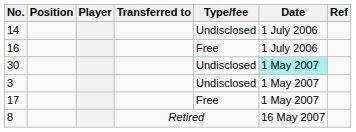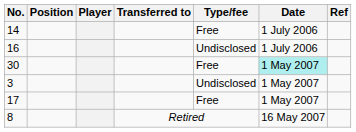(226, 30) Undisclosed -> (207, 30) Free
(207, 48) Free -> (226, 48) Undisclosed
(226, 65) Undisclosed -> (207, 65) Free
